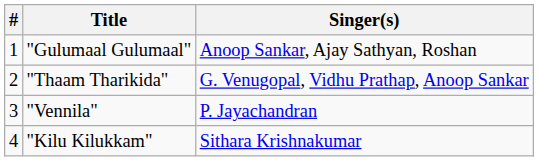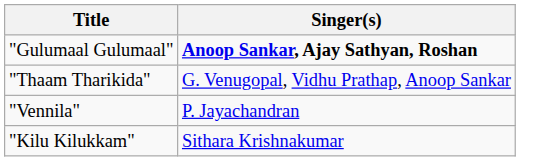- column: (13, 19)
(338, 50) normal -> (330, 50) bold
